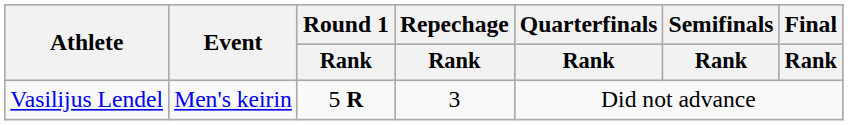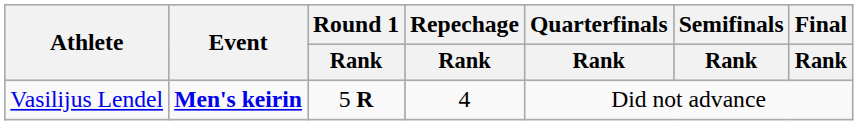(233, 100) normal -> (238, 100) bold
(454, 100) 3 -> (464, 100) 4
